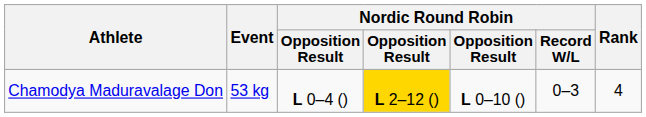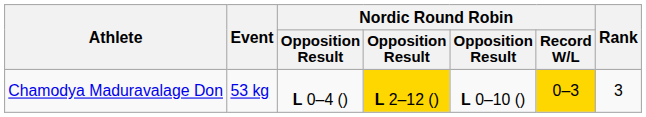(566, 91) no background -> (566, 91) gold background
(618, 91) 4 -> (618, 91) 3
